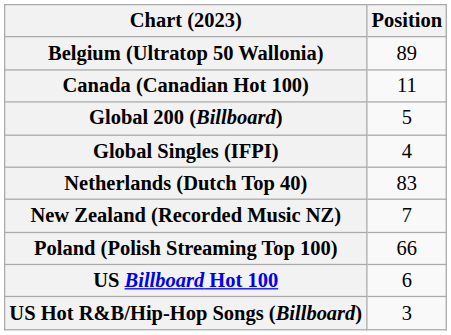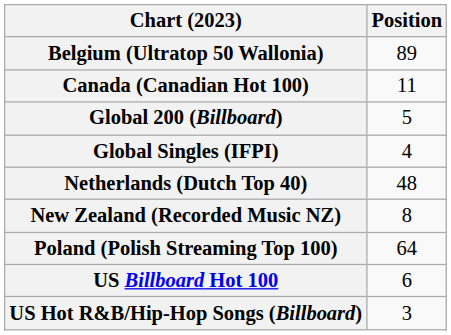(407, 183) 83 -> (407, 183) 48
(407, 215) 7 -> (407, 215) 8
(407, 248) 66 -> (407, 248) 64
